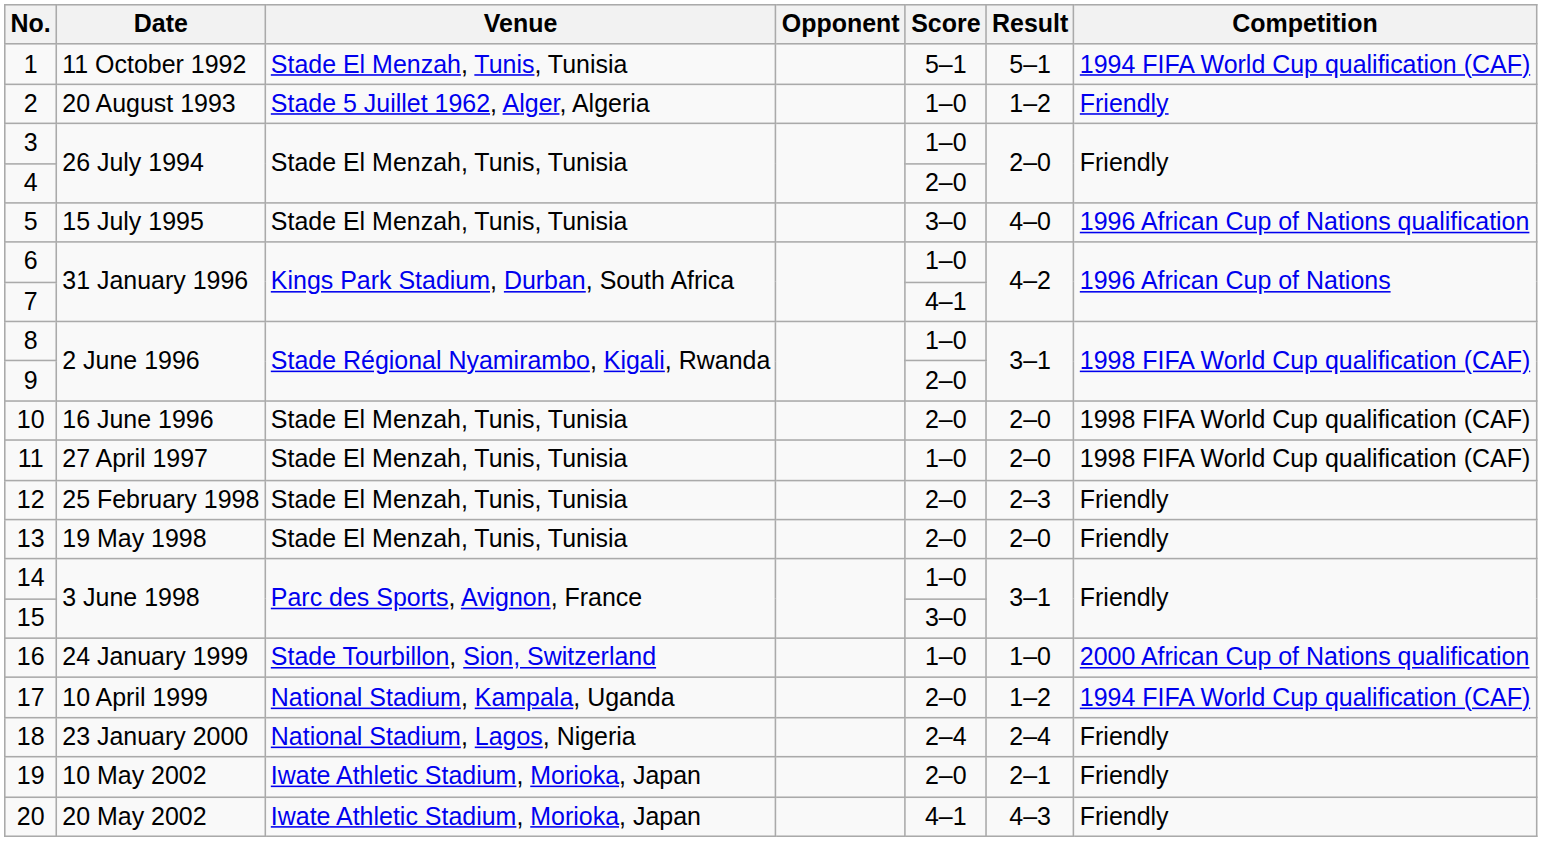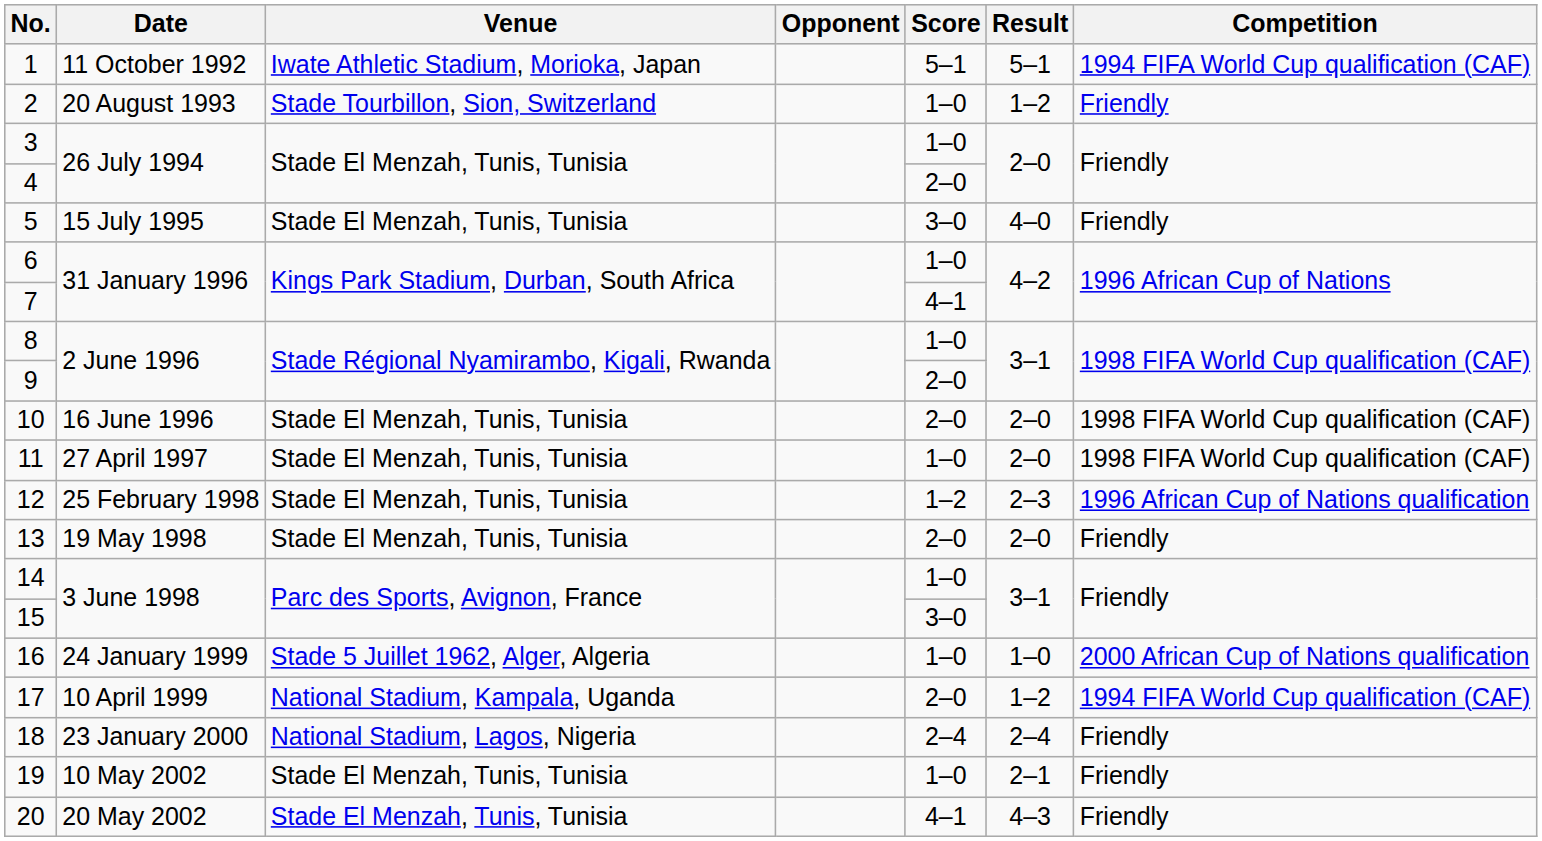(449, 63) Stade El Menzah, Tunis, Tunisia -> (486, 63) Iwate Athletic Stadium, Morioka, Japan
(460, 103) Stade 5 Juillet 1962, Alger, Algeria -> (463, 103) Stade Tourbillon, Sion, Switzerland
(1305, 222) 1996 African Cup of Nations qualification -> (1124, 222) Friendly
(946, 499) 2–0 -> (946, 499) 1–2
(1124, 499) Friendly -> (1305, 499) 1996 African Cup of Nations qualification
(463, 657) Stade Tourbillon, Sion, Switzerland -> (460, 657) Stade 5 Juillet 1962, Alger, Algeria
(486, 776) Iwate Athletic Stadium, Morioka, Japan -> (449, 776) Stade El Menzah, Tunis, Tunisia
(946, 776) 2–0 -> (946, 776) 1–0
(486, 815) Iwate Athletic Stadium, Morioka, Japan -> (449, 815) Stade El Menzah, Tunis, Tunisia
